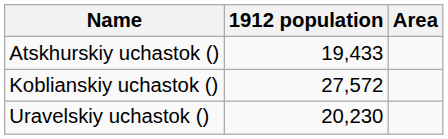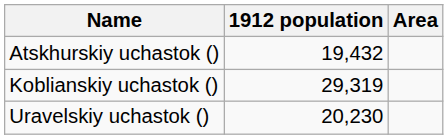(352, 52) 19,433 -> (352, 52) 19,432
(352, 85) 27,572 -> (352, 85) 29,319
